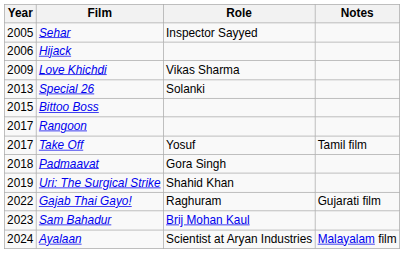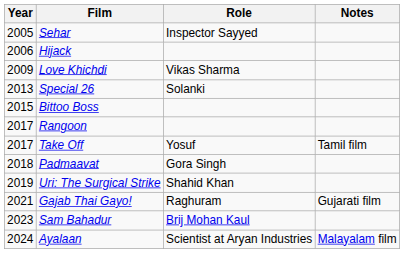(20, 201) 2022 -> (20, 201) 2021
